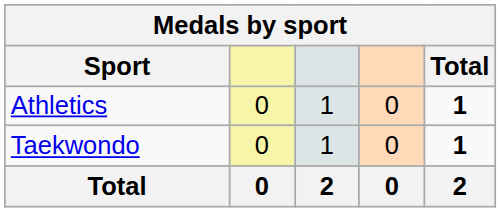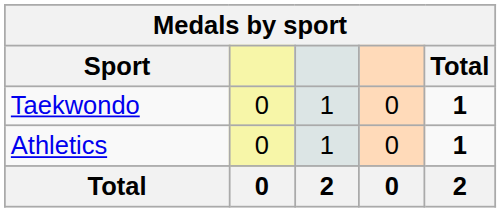rows swapped: (59, 106) <-> (75, 146)
